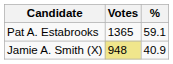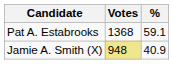(121, 31) 1365 -> (121, 31) 1368
